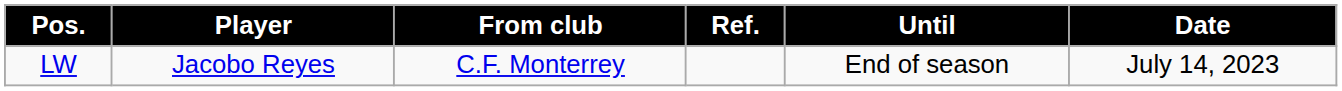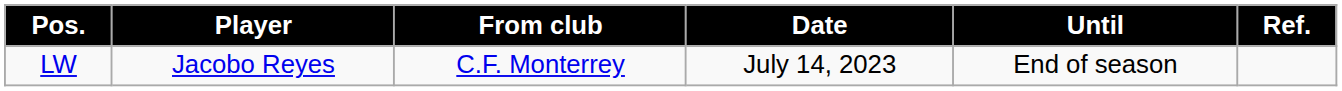columns swapped: (1203, 25) <-> (736, 25)
